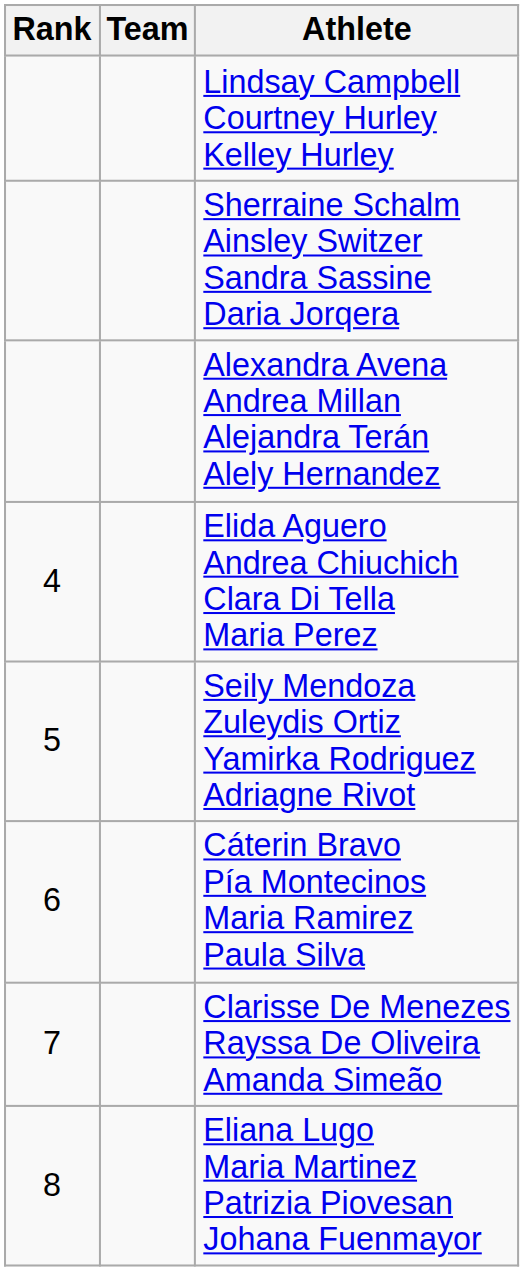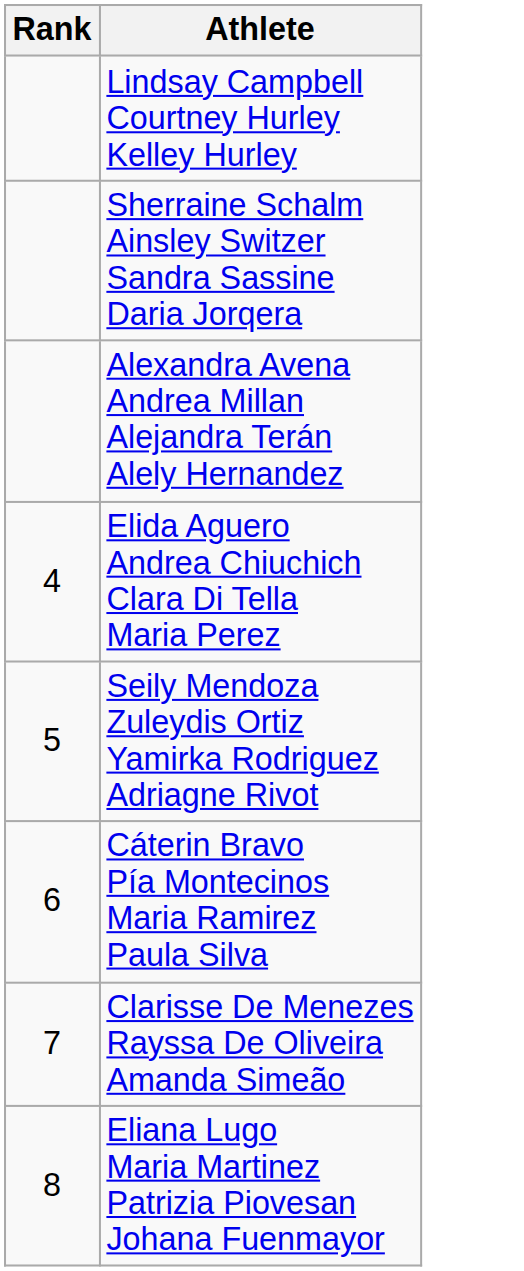- column: (147, 30)
